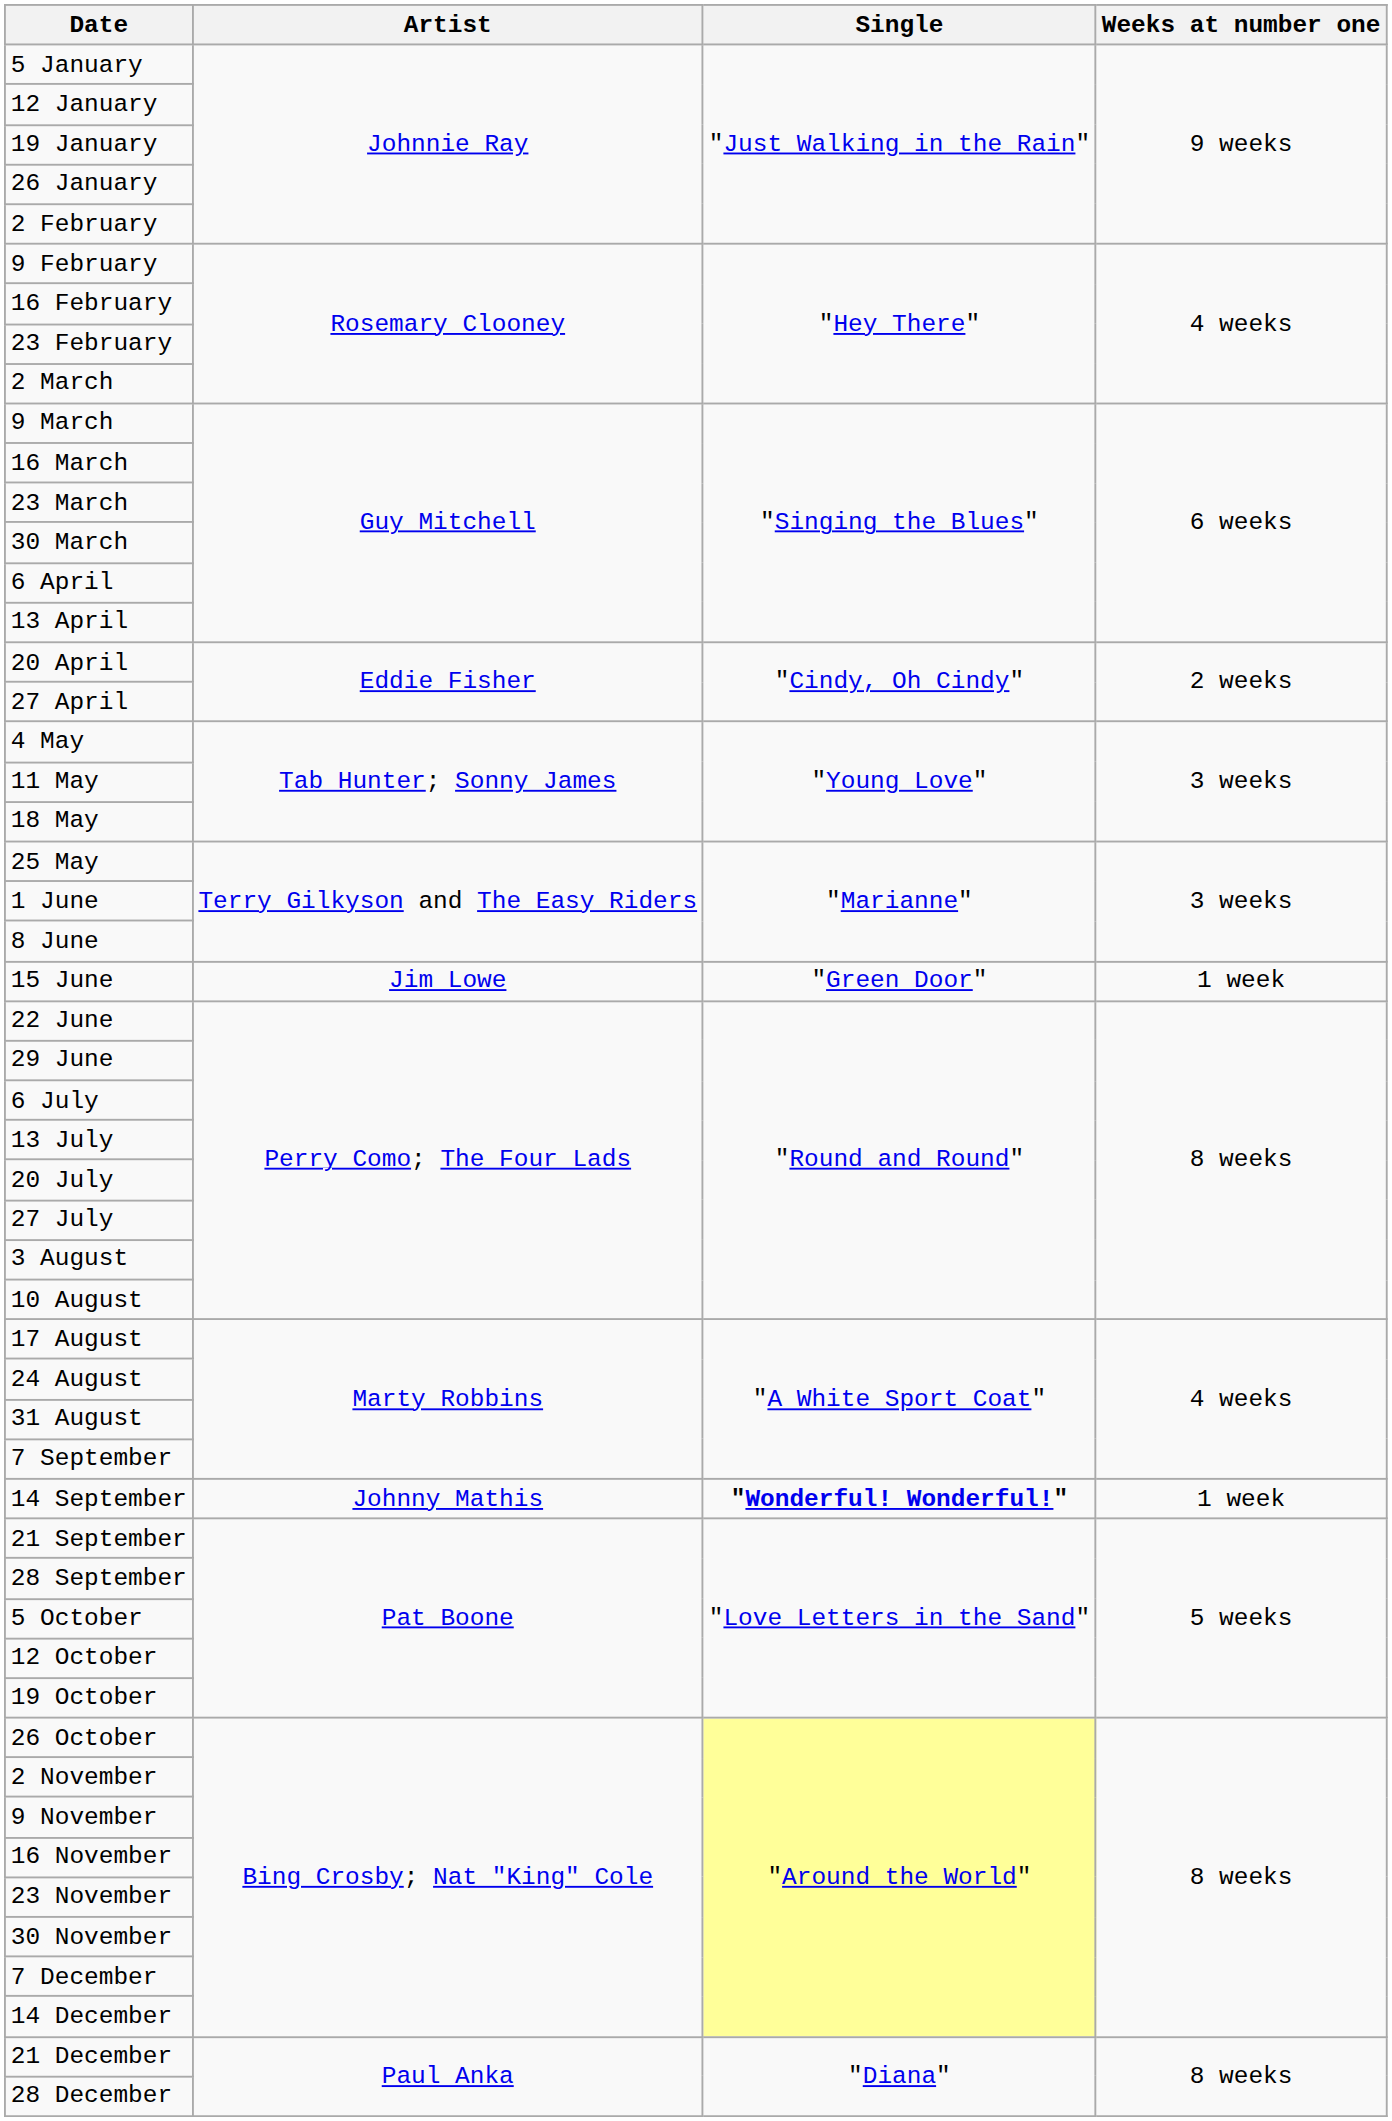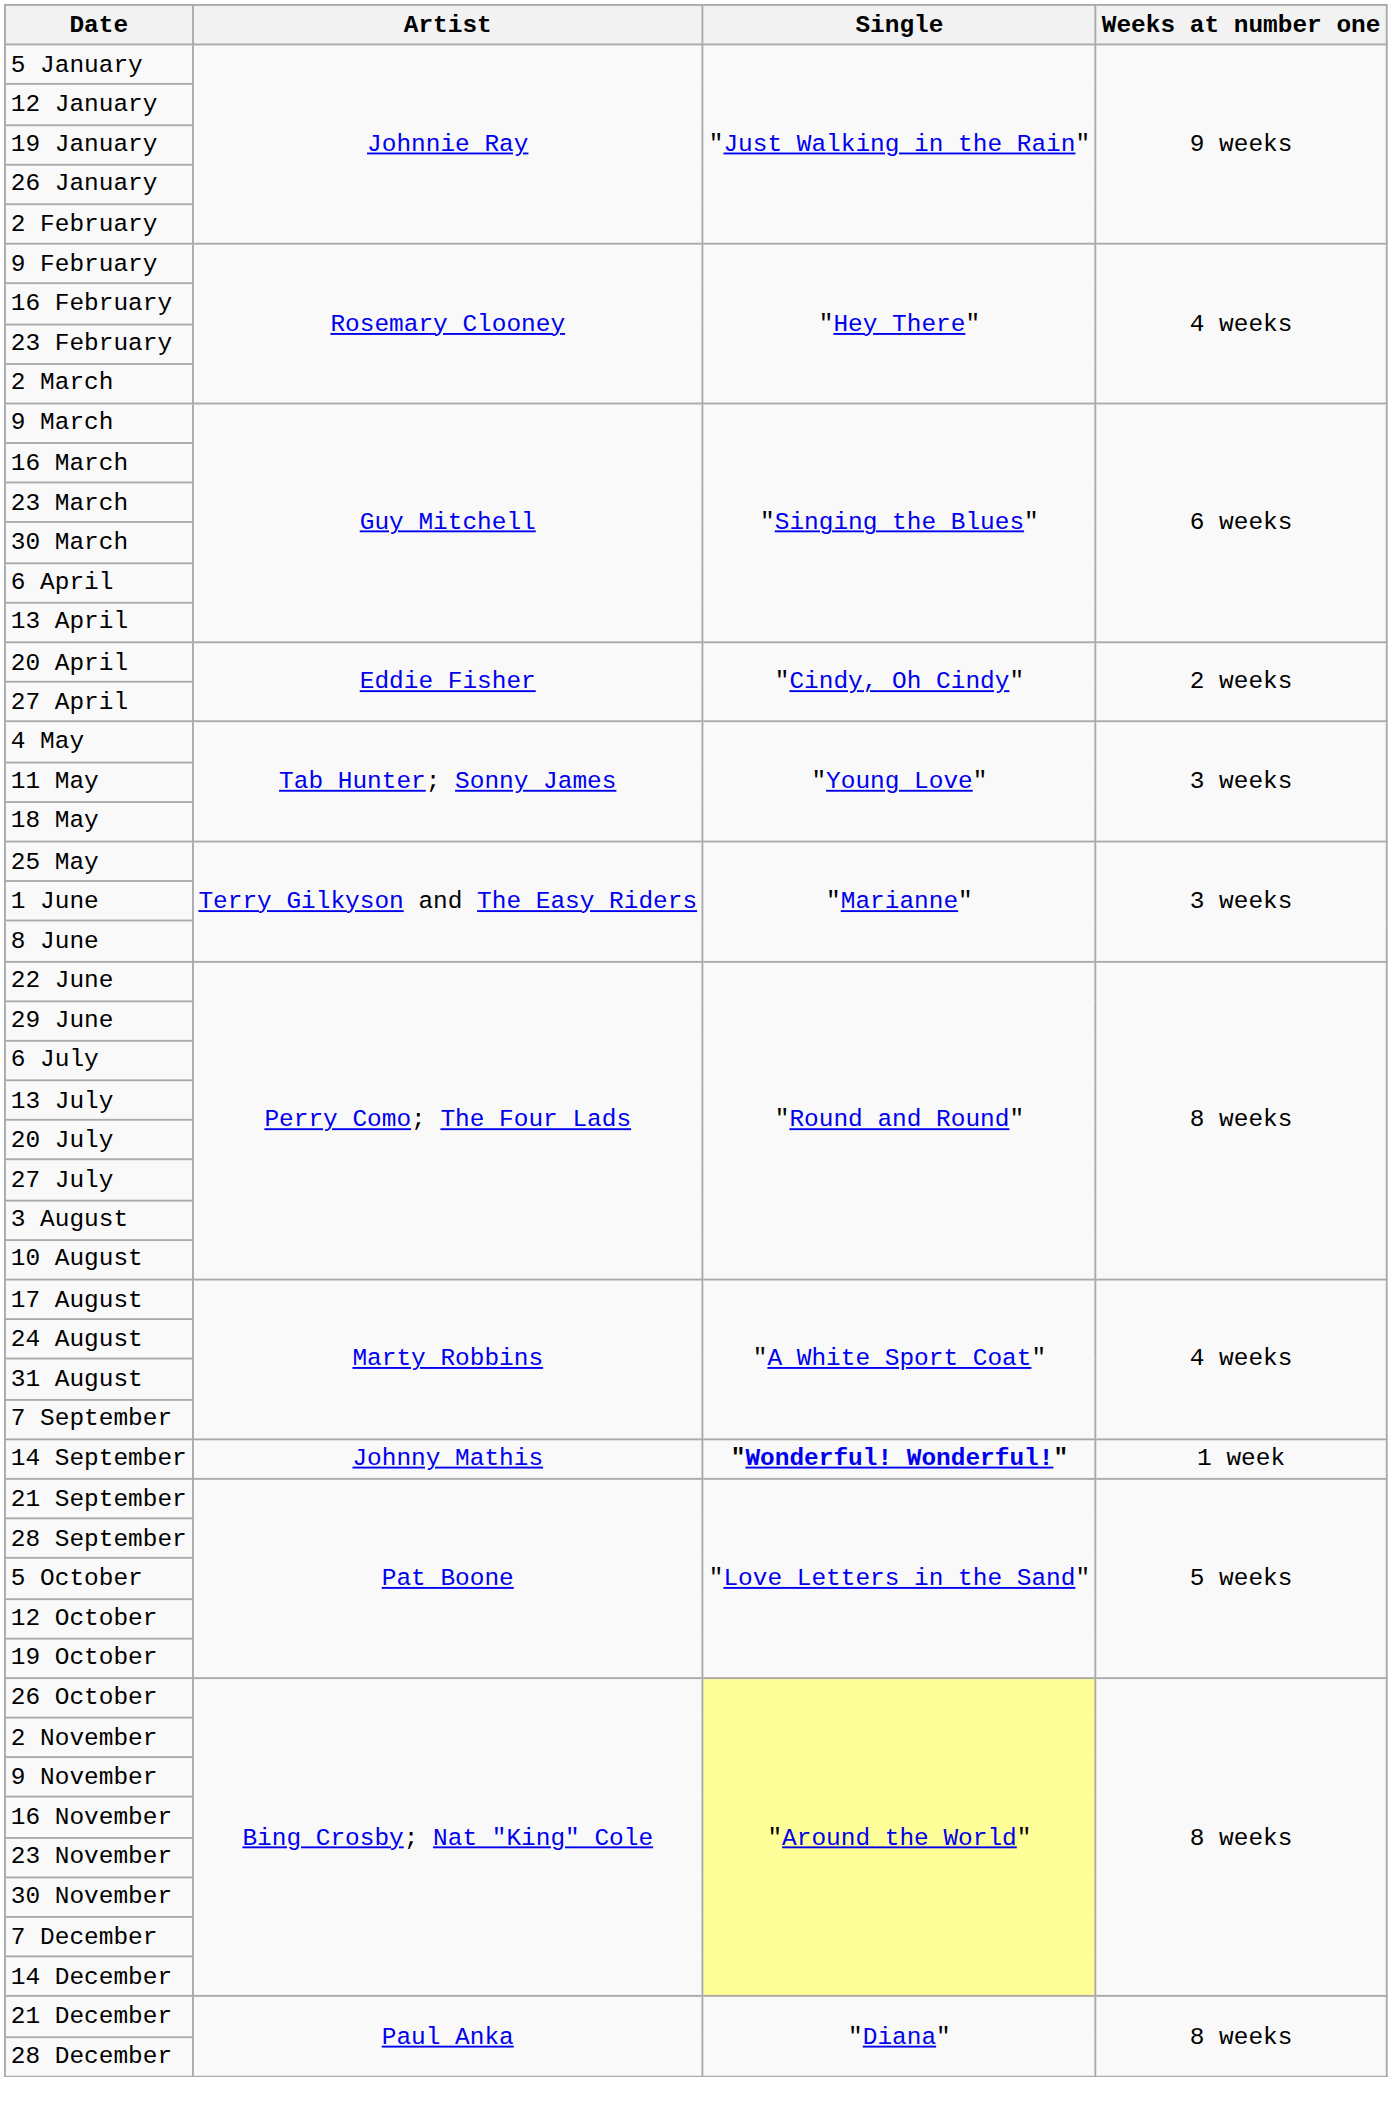- row: (62, 981)
